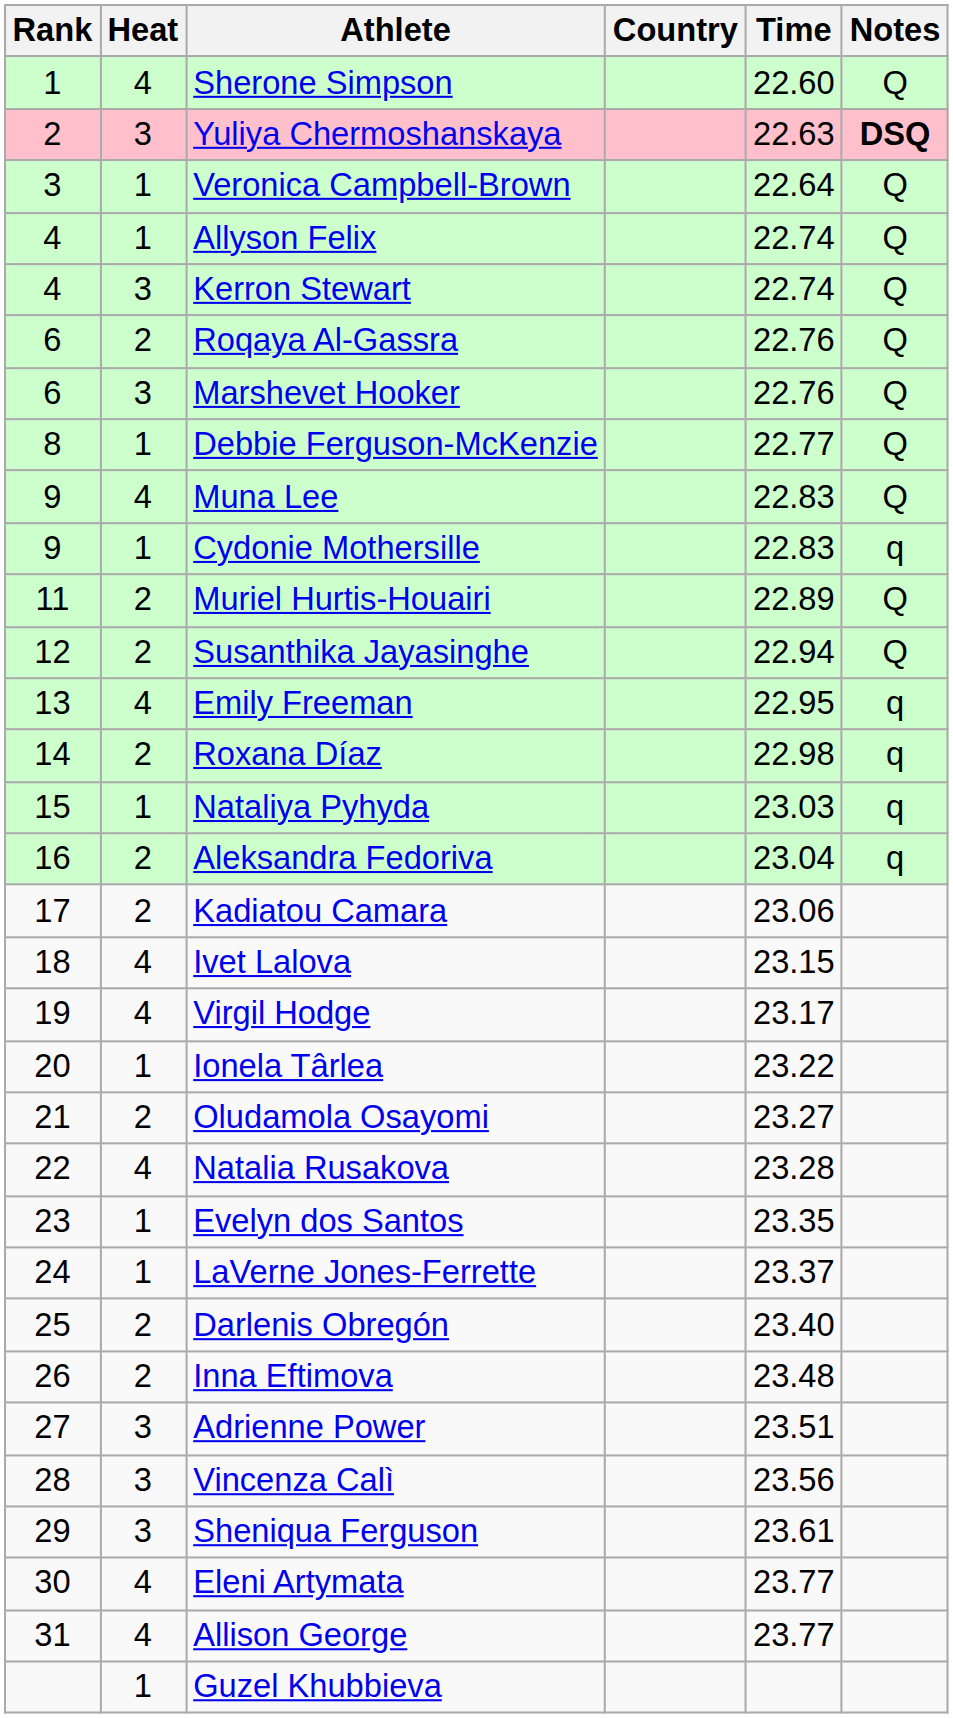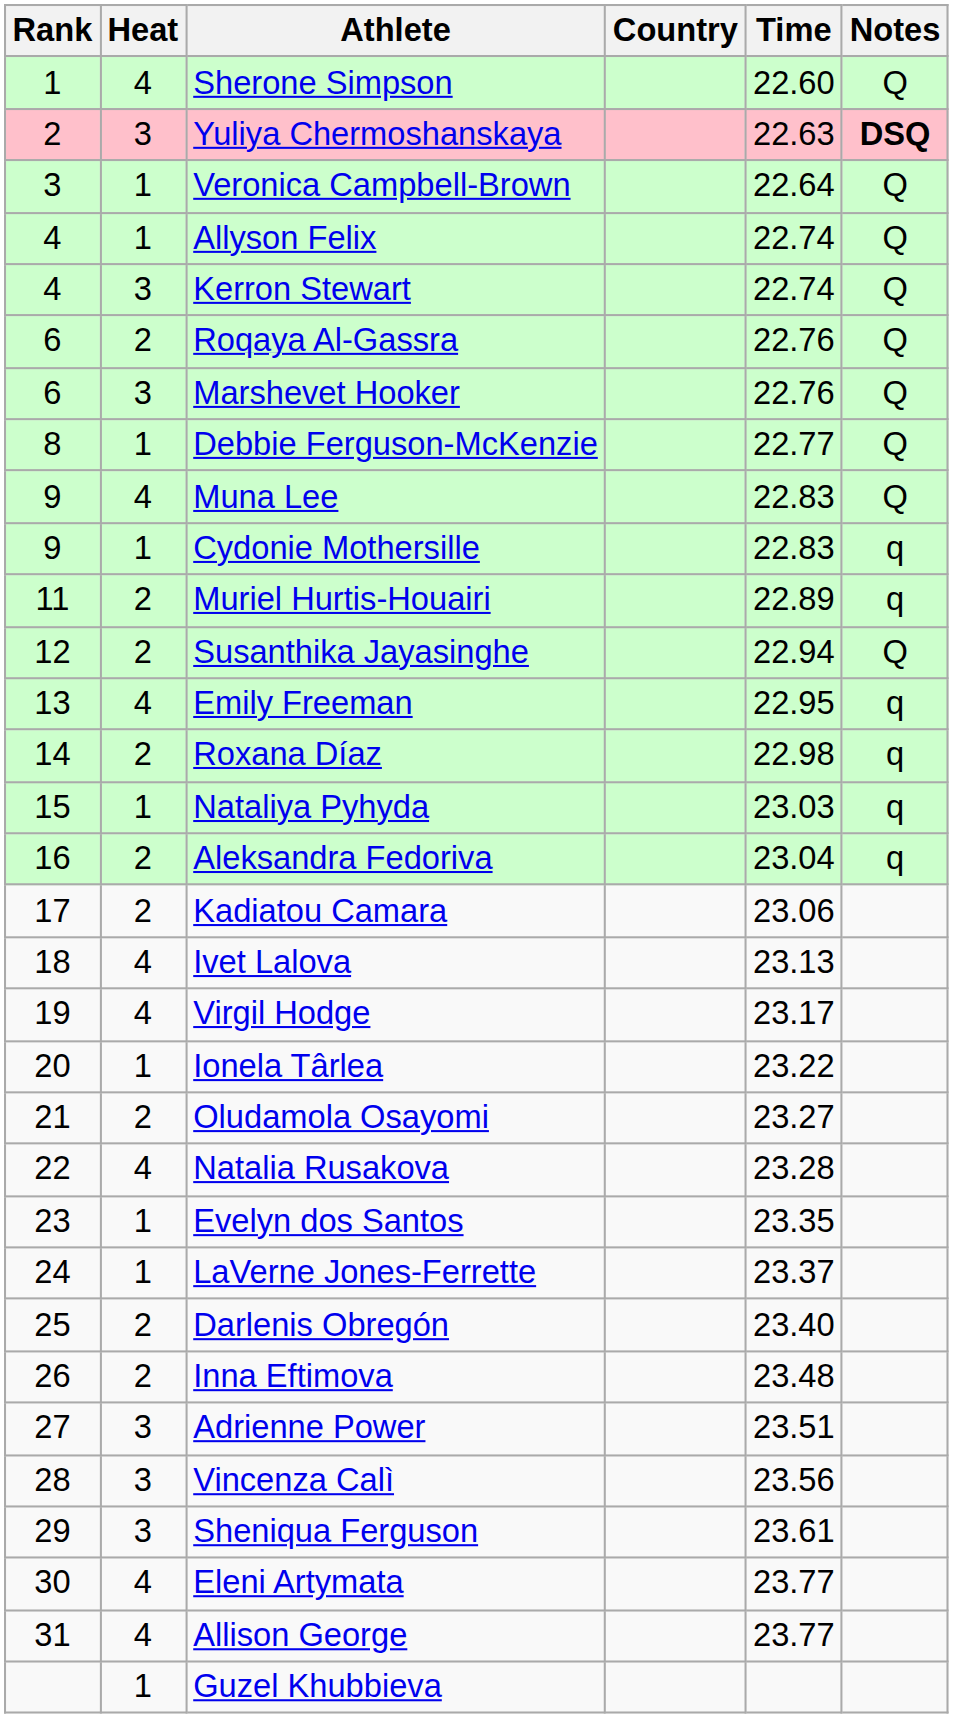(895, 599) Q -> (895, 599) q
(794, 962) 23.15 -> (794, 962) 23.13
